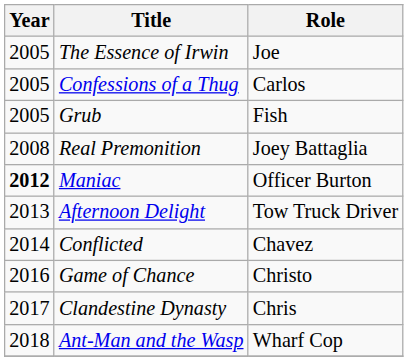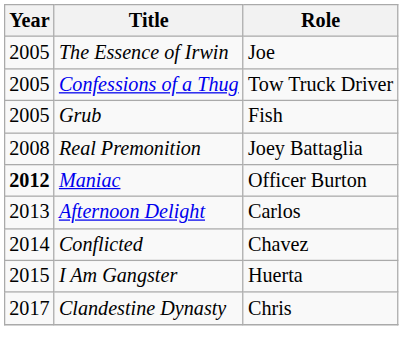(279, 84) Carlos -> (321, 84) Tow Truck Driver
(325, 212) Tow Truck Driver -> (274, 212) Carlos
+ row: (118, 276)
- row: (127, 276)
- row: (151, 340)
